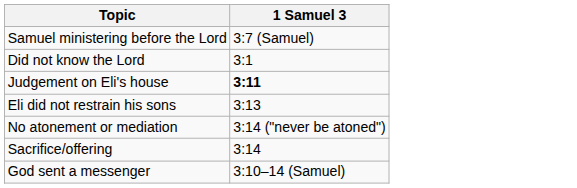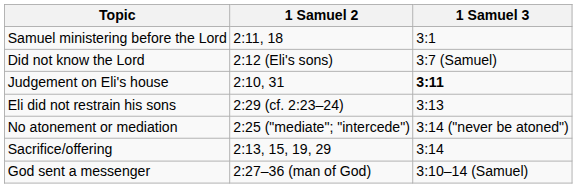+ column: (322, 15)
(274, 37) 3:7 (Samuel) -> (426, 37) 3:1
(243, 60) 3:1 -> (457, 60) 3:7 (Samuel)
